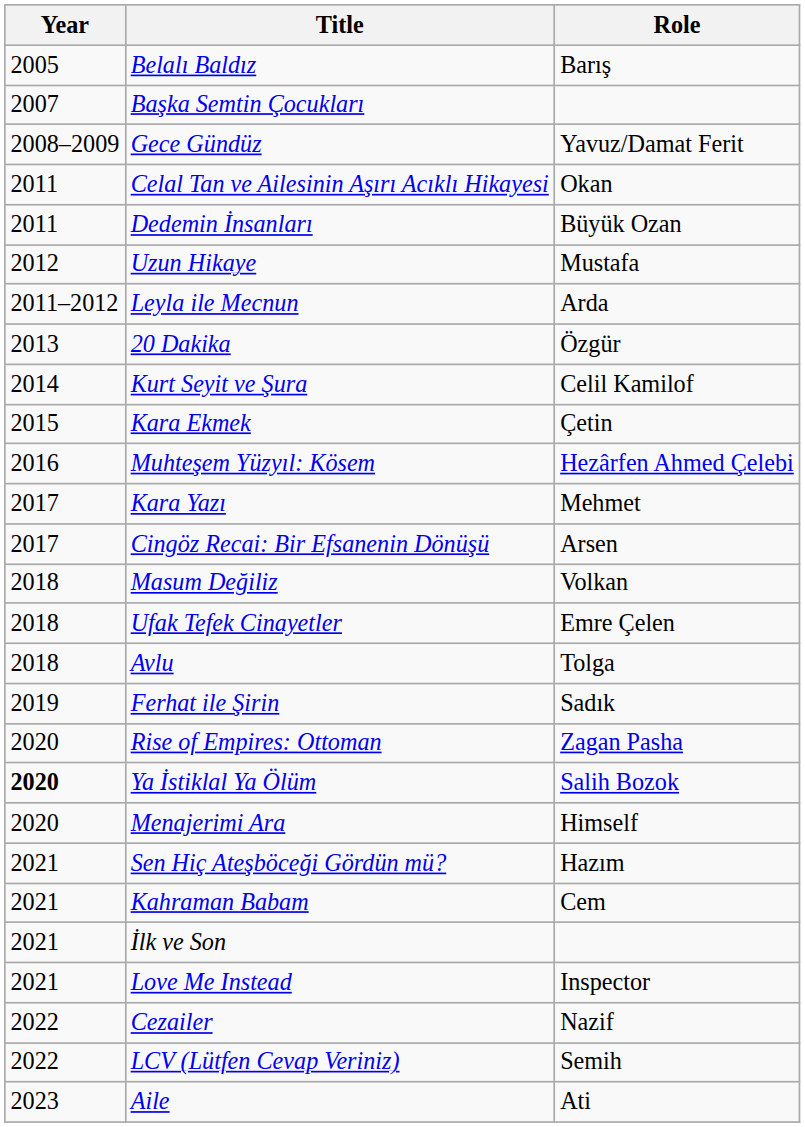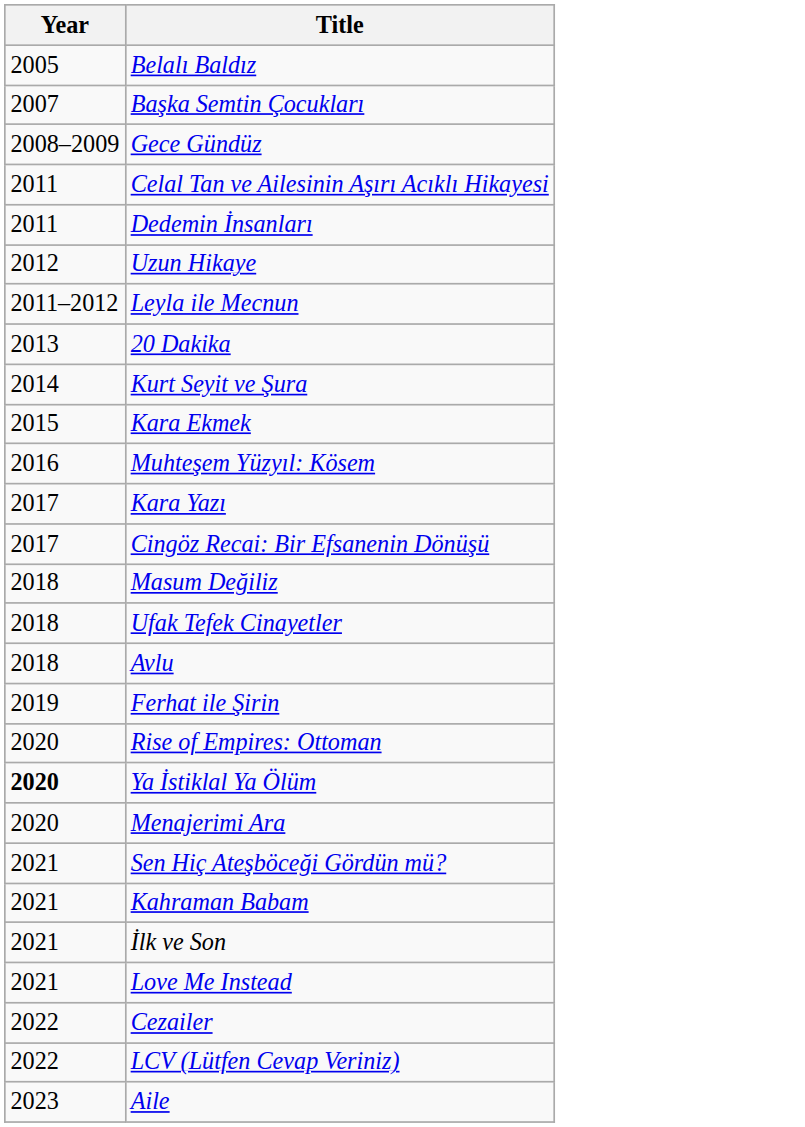- column: (677, 24)
